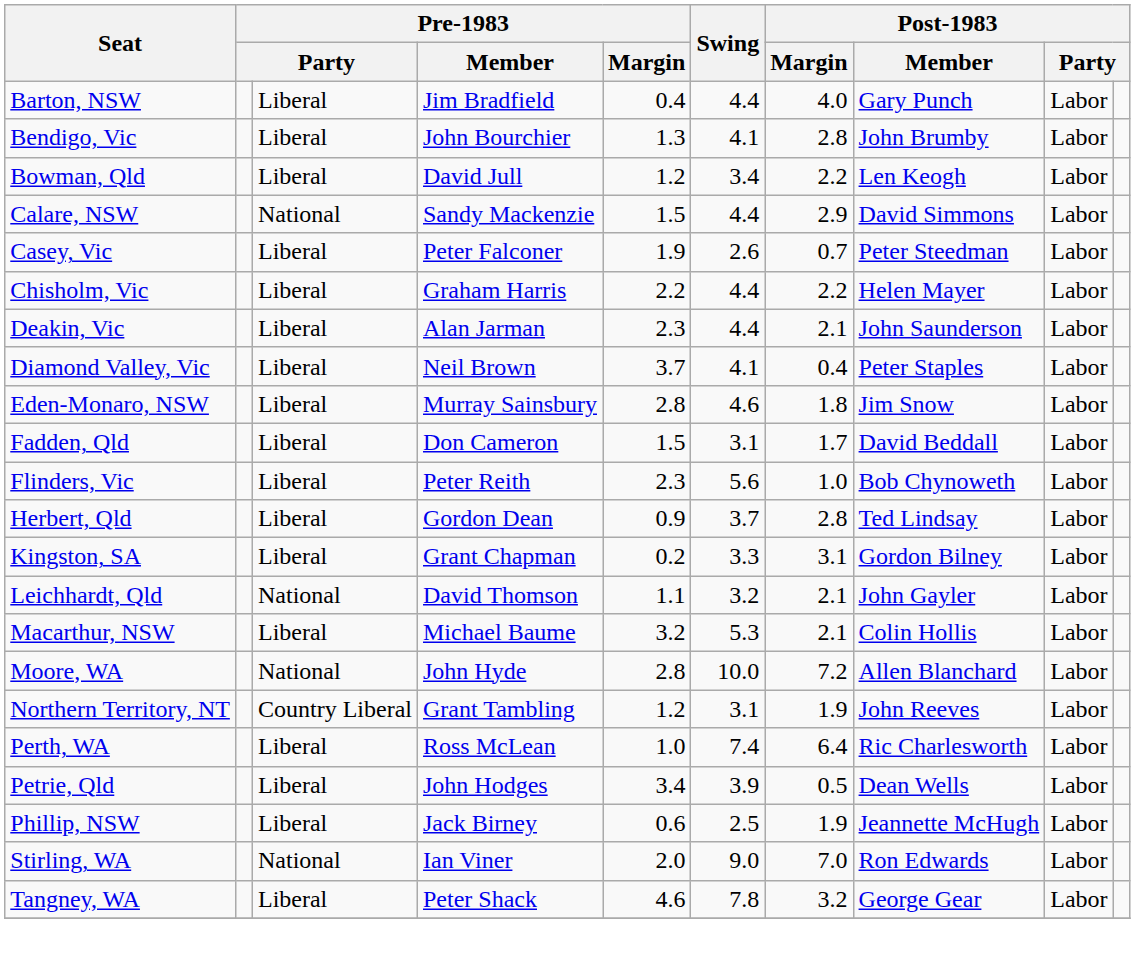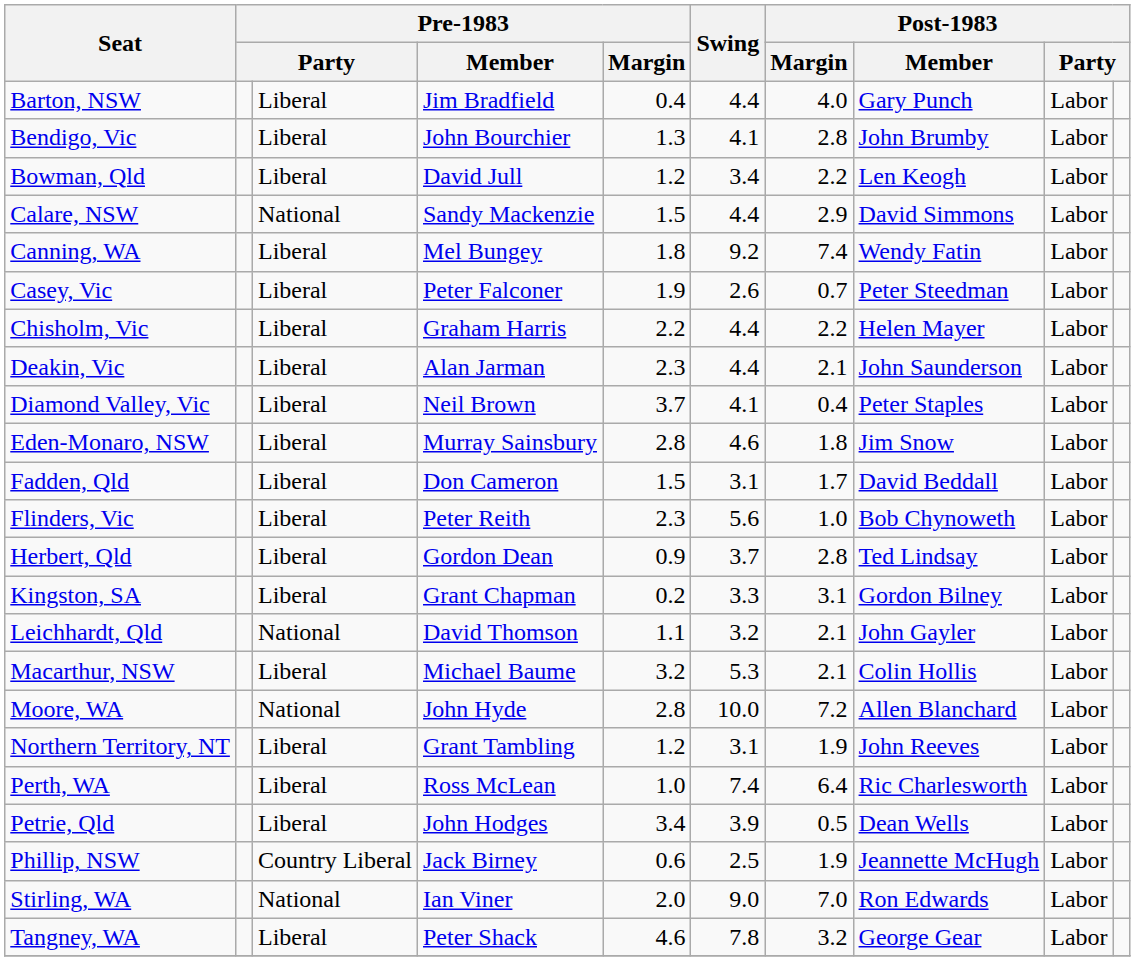+ row: (75, 251)
(335, 708) Country Liberal -> (293, 746) Liberal
(293, 822) Liberal -> (335, 860) Country Liberal
